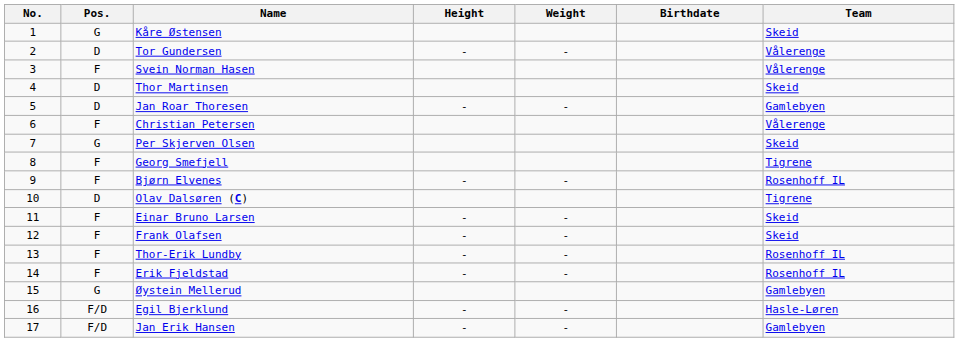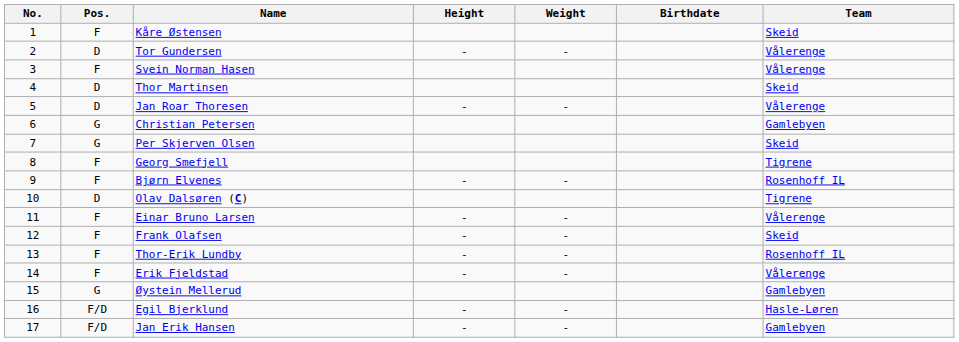(97, 32) G -> (97, 32) F
(795, 106) Gamlebyen -> (795, 106) Vålerenge
(97, 124) F -> (97, 124) G
(795, 124) Vålerenge -> (795, 124) Gamlebyen
(782, 217) Skeid -> (795, 217) Vålerenge
(805, 272) Rosenhoff IL -> (795, 272) Vålerenge
